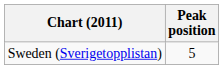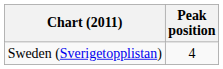(192, 53) 5 -> (192, 53) 4
